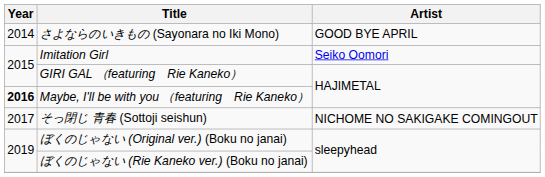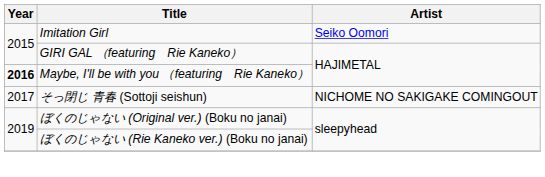- row: (159, 34)
